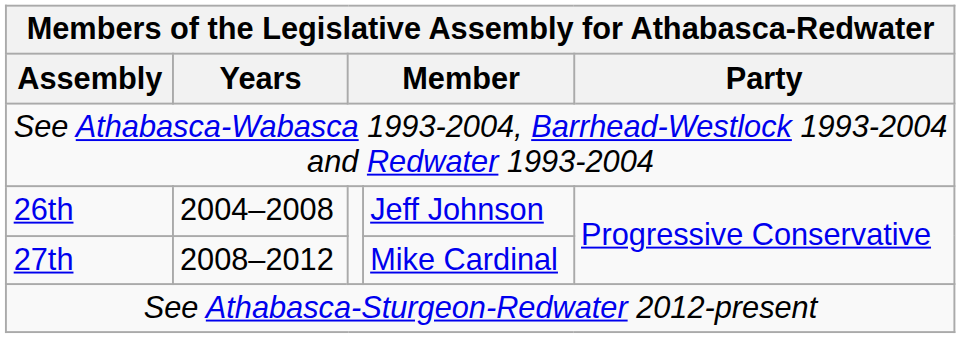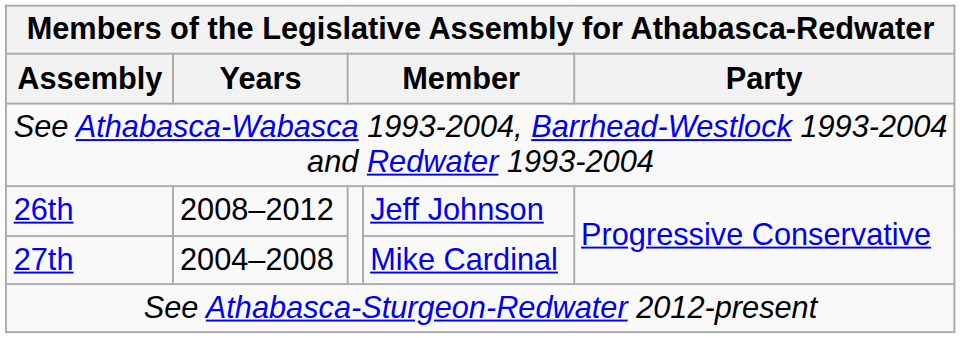(257, 210) 2004–2008 -> (257, 210) 2008–2012
(257, 259) 2008–2012 -> (257, 259) 2004–2008
